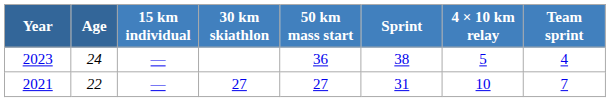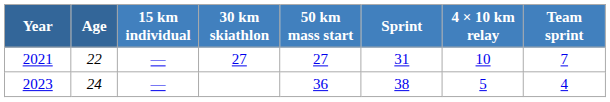rows swapped: (38, 84) <-> (38, 59)
